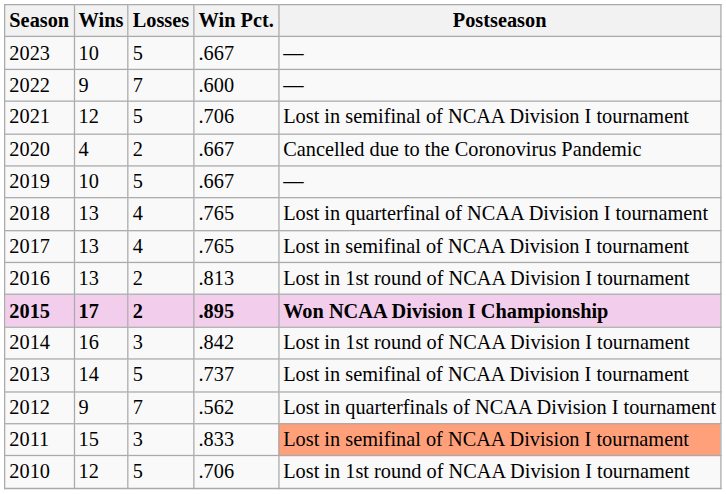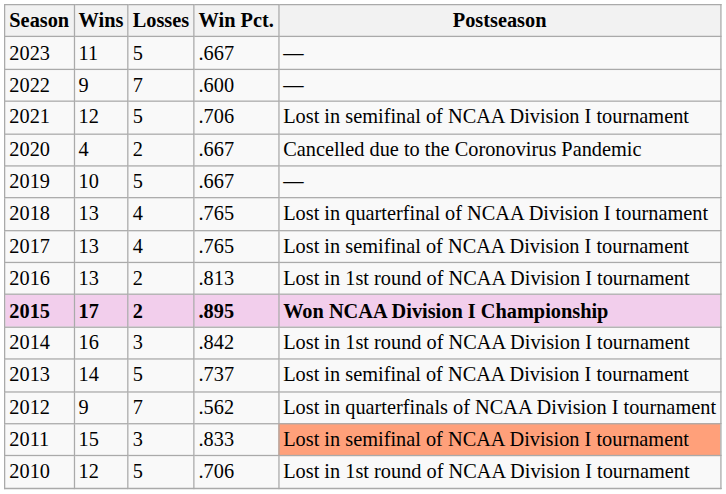(89, 52) 10 -> (88, 52) 11
